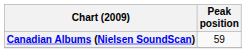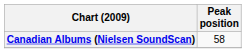(219, 39) 59 -> (219, 39) 58
